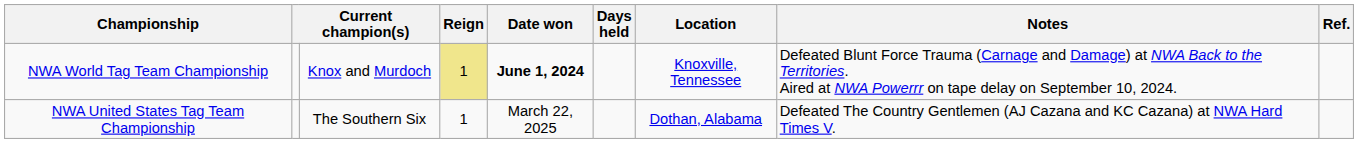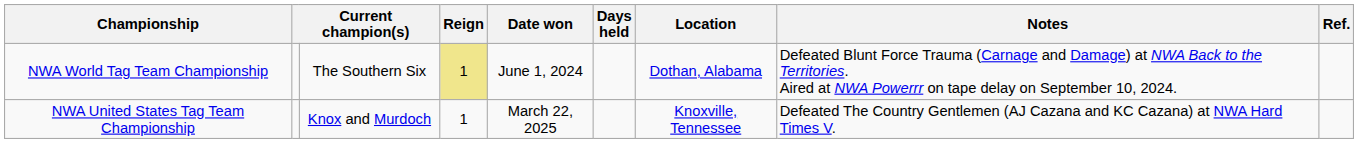(369, 71) Knox and Murdoch -> (369, 71) The Southern Six
(540, 71) bold -> (540, 71) normal
(706, 71) Knoxville, Tennessee -> (706, 71) Dothan, Alabama
(369, 119) The Southern Six -> (369, 119) Knox and Murdoch
(706, 119) Dothan, Alabama -> (706, 119) Knoxville, Tennessee
